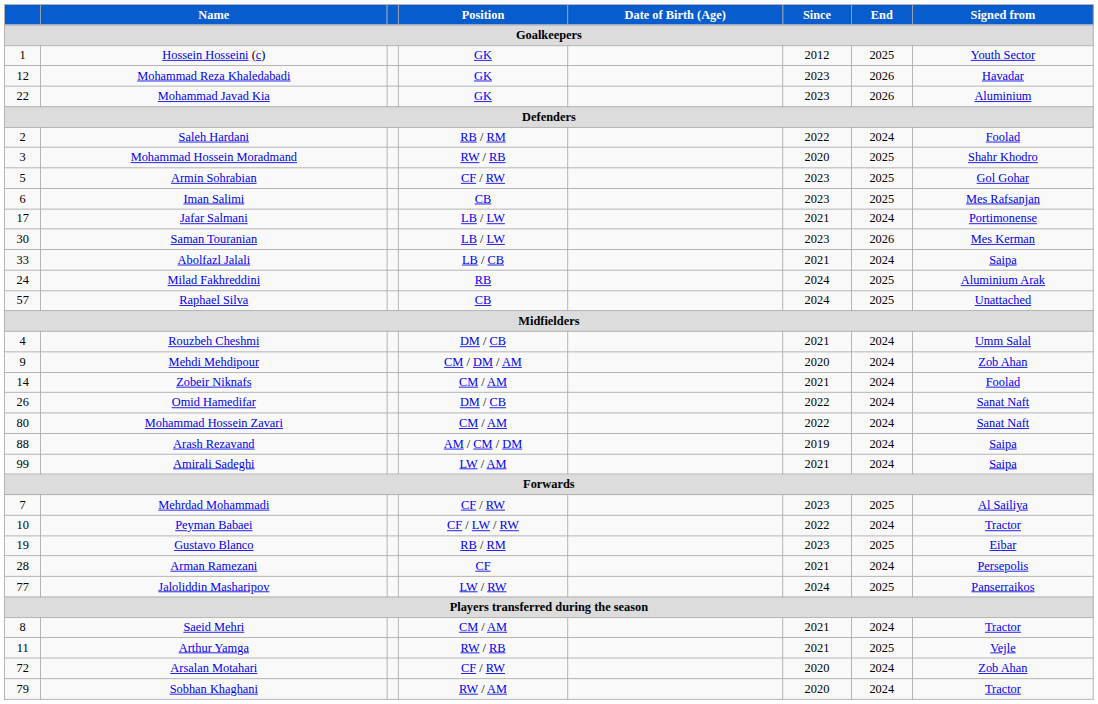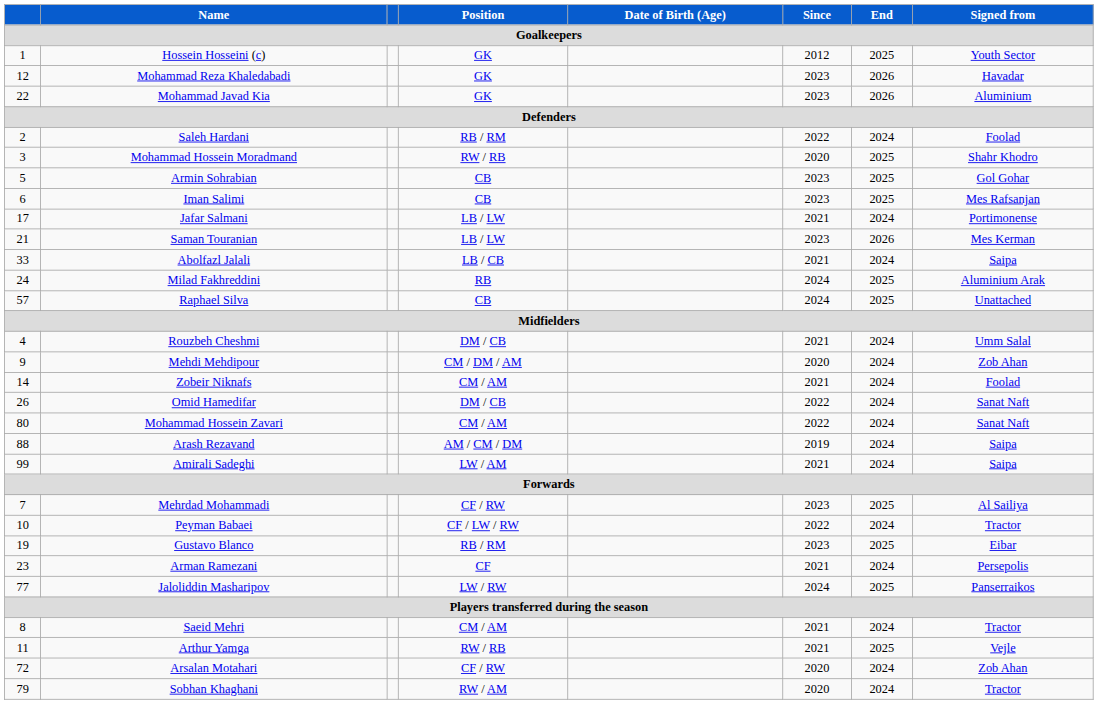(483, 178) CF / RW -> (483, 178) CB
(23, 239) 30 -> (23, 239) 21
(23, 566) 28 -> (23, 566) 23
